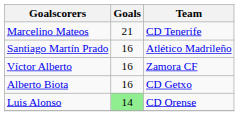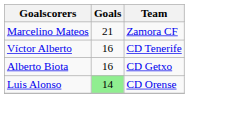(174, 31) CD Tenerife -> (152, 31) Zamora CF
- row: (58, 48)
(172, 66) Zamora CF -> (154, 48) CD Tenerife
